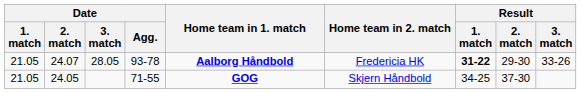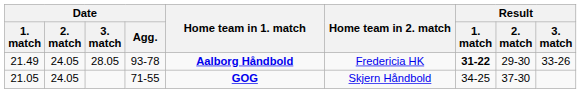(25, 61) 21.05 -> (25, 61) 21.49
(65, 61) 24.07 -> (65, 61) 24.05
